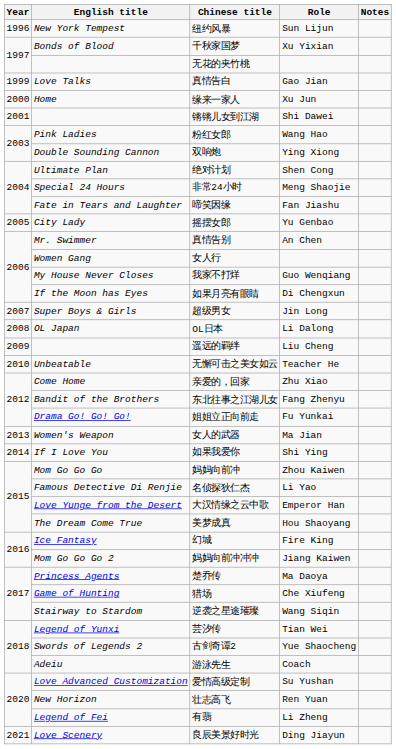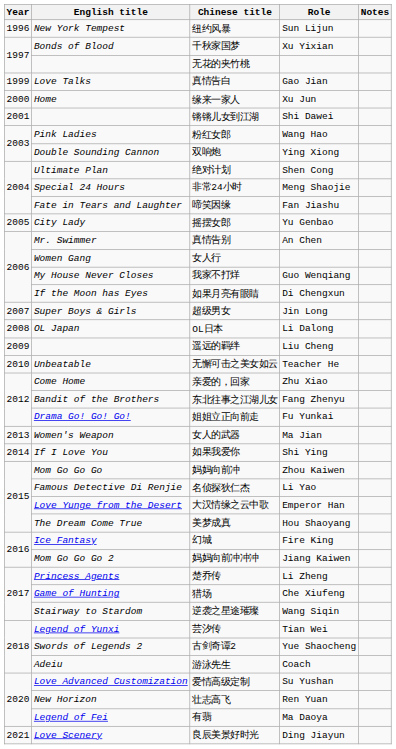(305, 576) Ma Daoya -> (305, 576) Li Zheng
(305, 717) Li Zheng -> (305, 717) Ma Daoya
